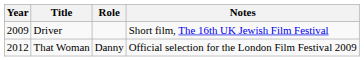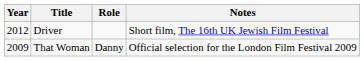(18, 30) 2009 -> (18, 30) 2012
(18, 47) 2012 -> (18, 47) 2009
